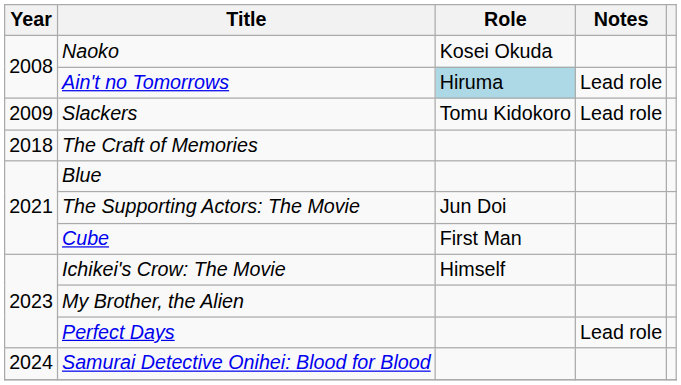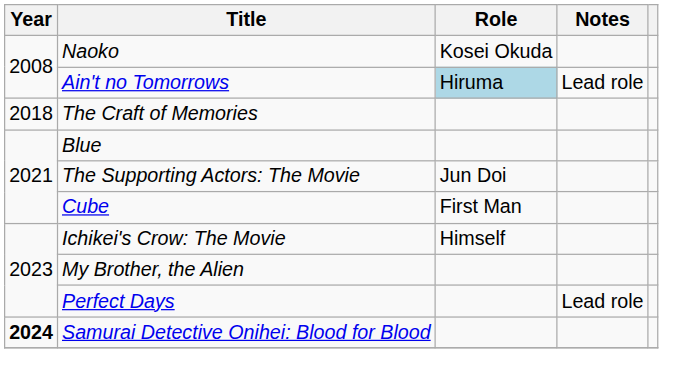- row: (100, 113)
(31, 363) normal -> (31, 332) bold
